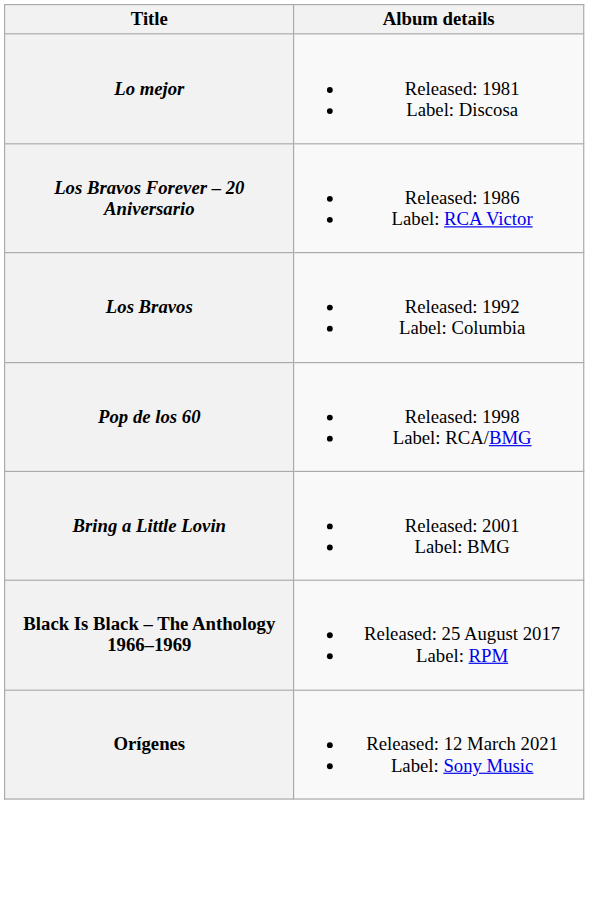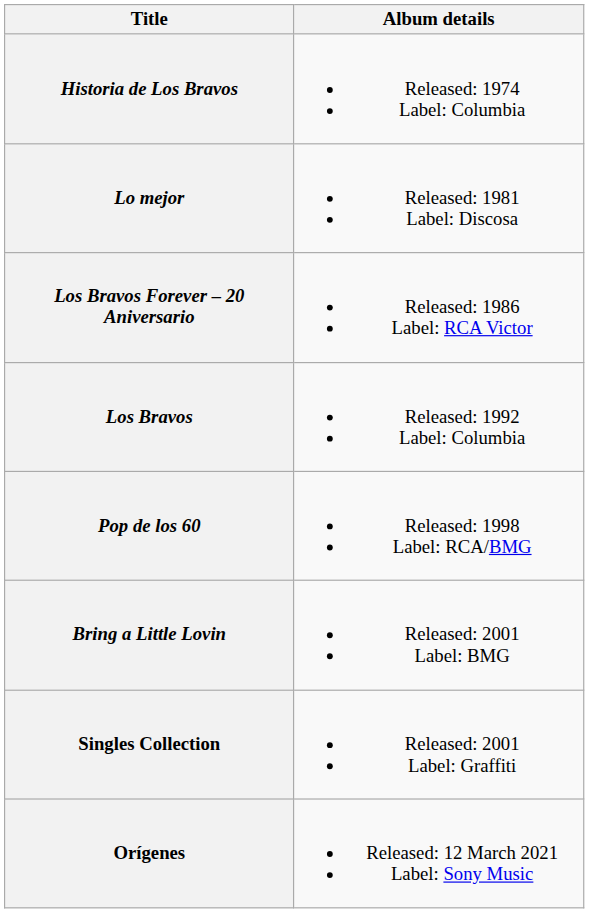+ row: (149, 88)
+ row: (149, 744)
- row: (149, 635)
